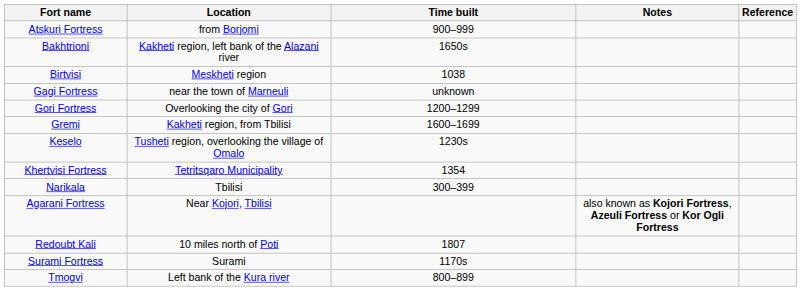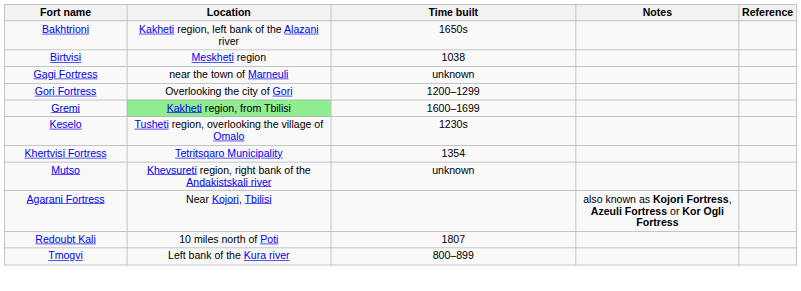- row: (66, 29)
(229, 125) no background -> (229, 108) lightgreen background
+ row: (66, 170)
- row: (66, 187)
- row: (66, 261)
